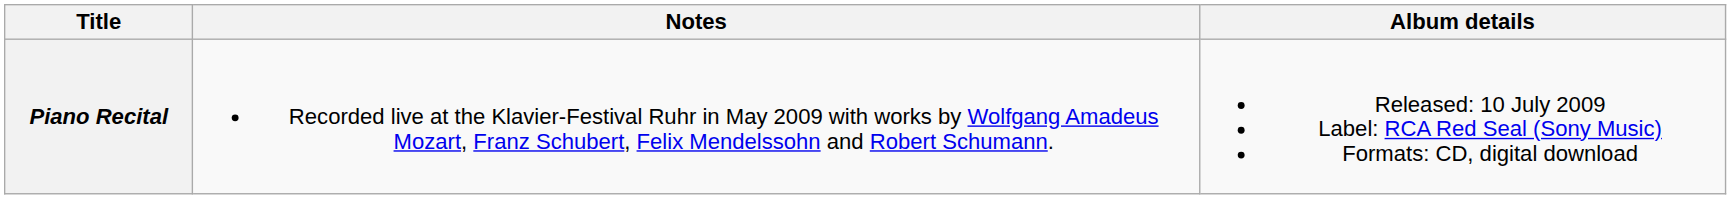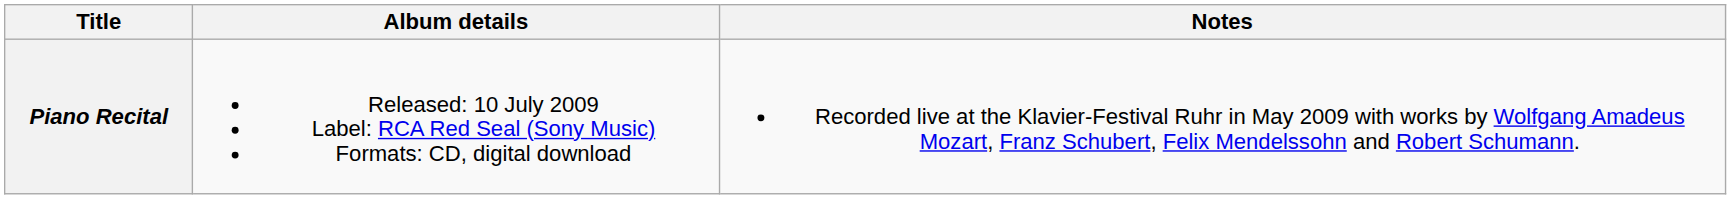columns swapped: (1462, 22) <-> (696, 22)
